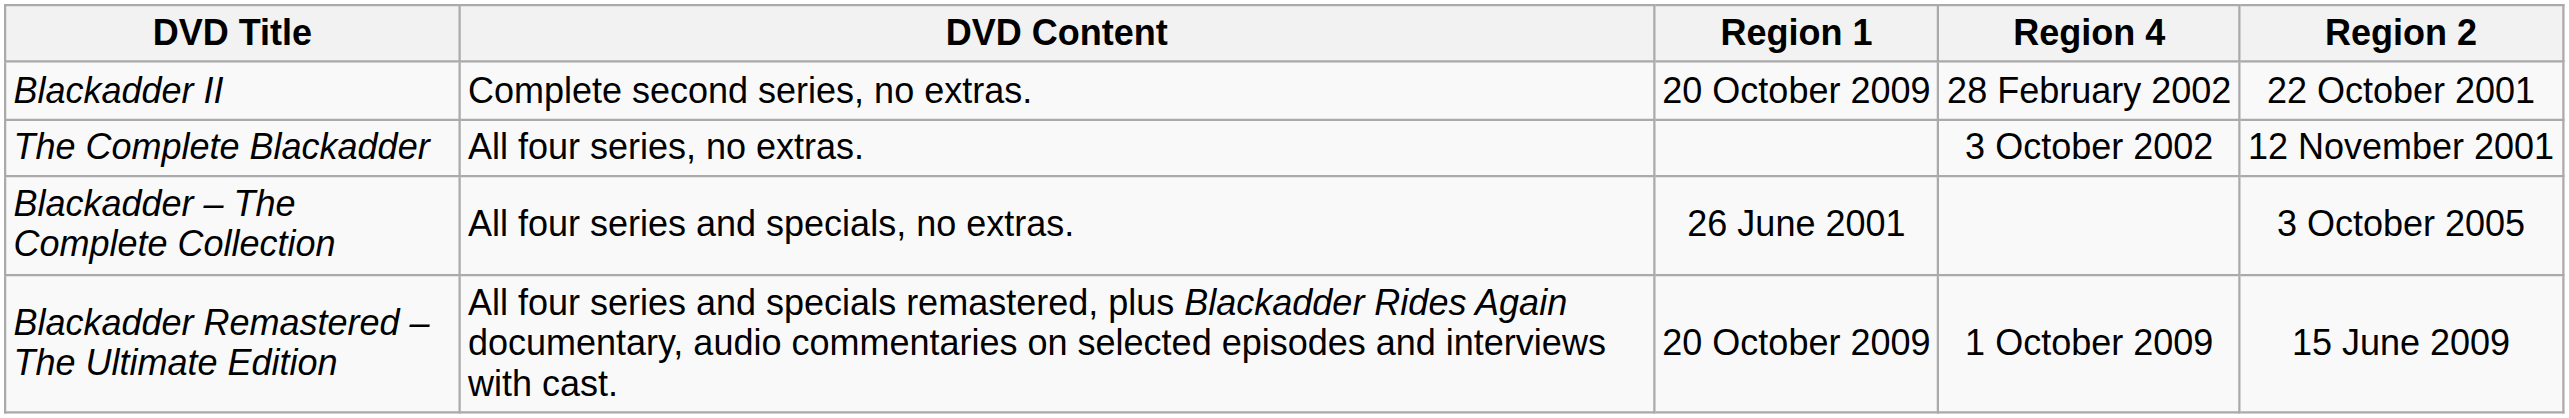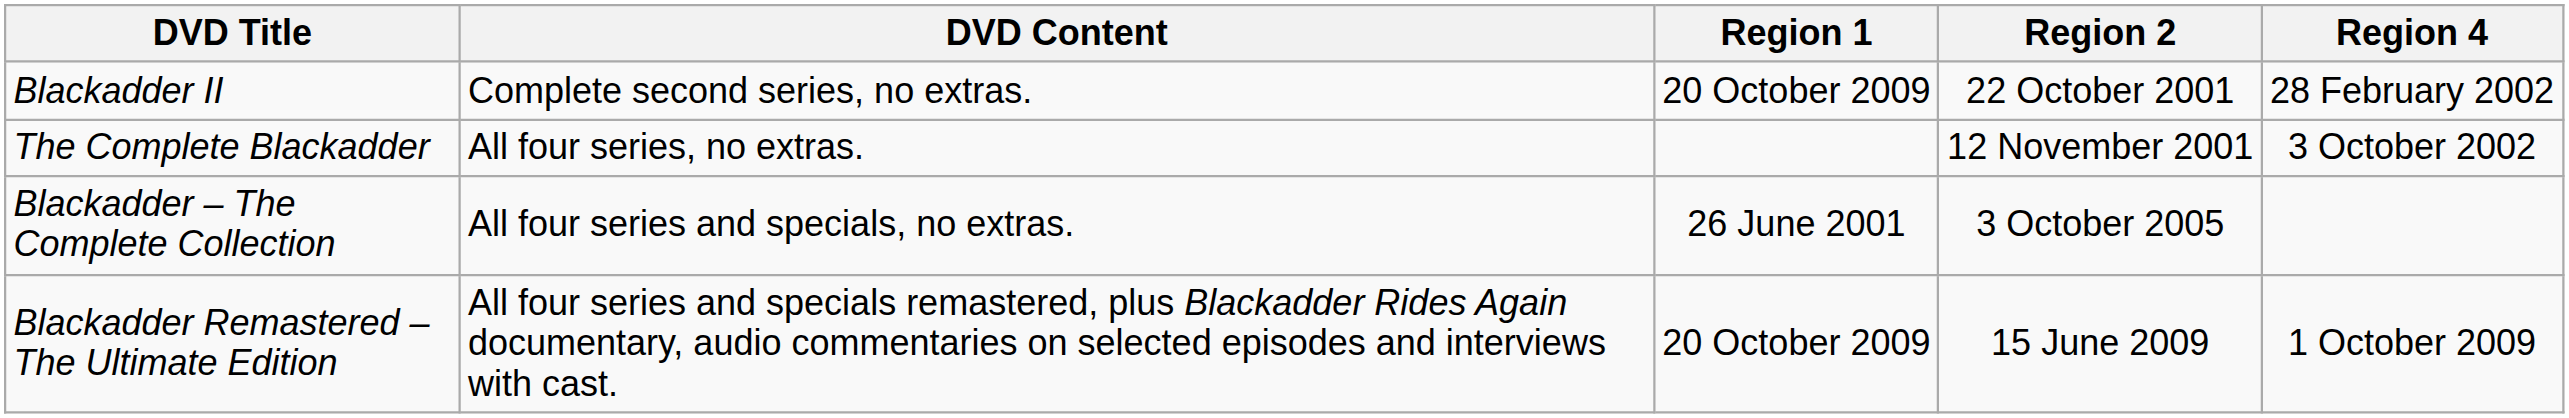columns swapped: (2401, 33) <-> (2089, 33)
